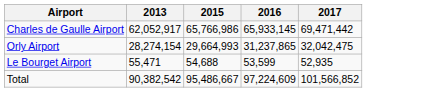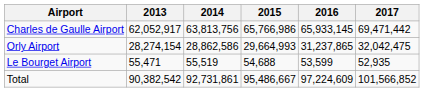+ column: (212, 13)
